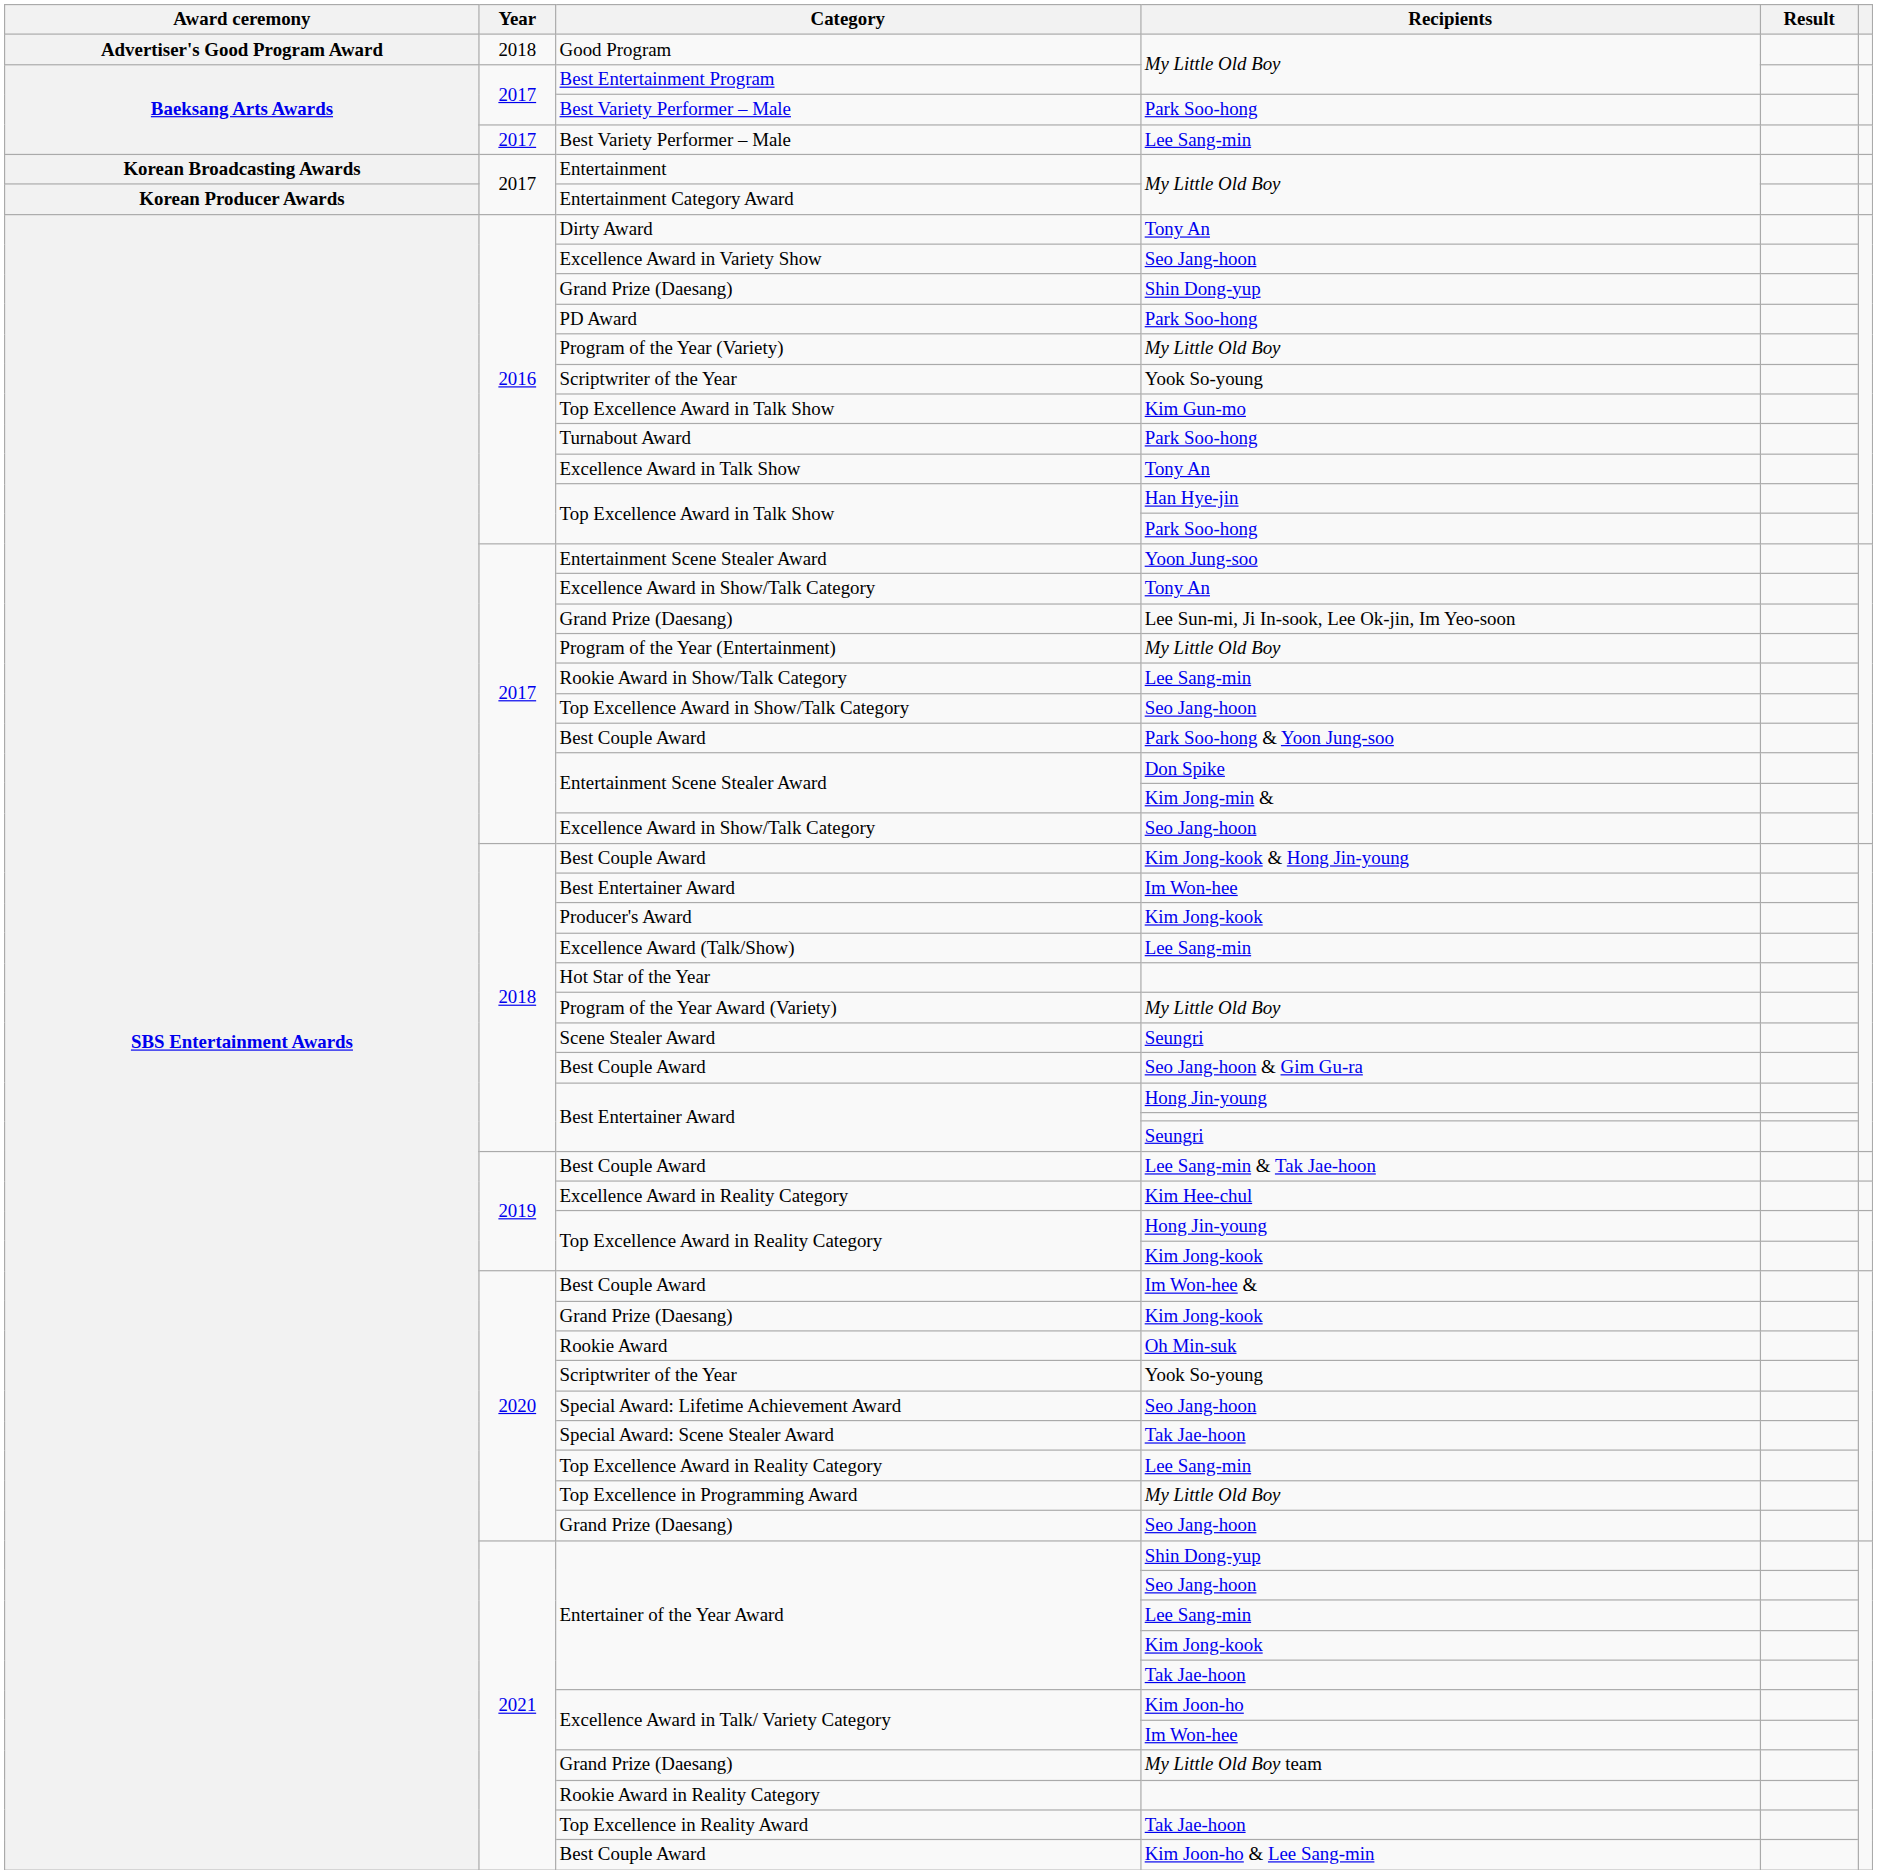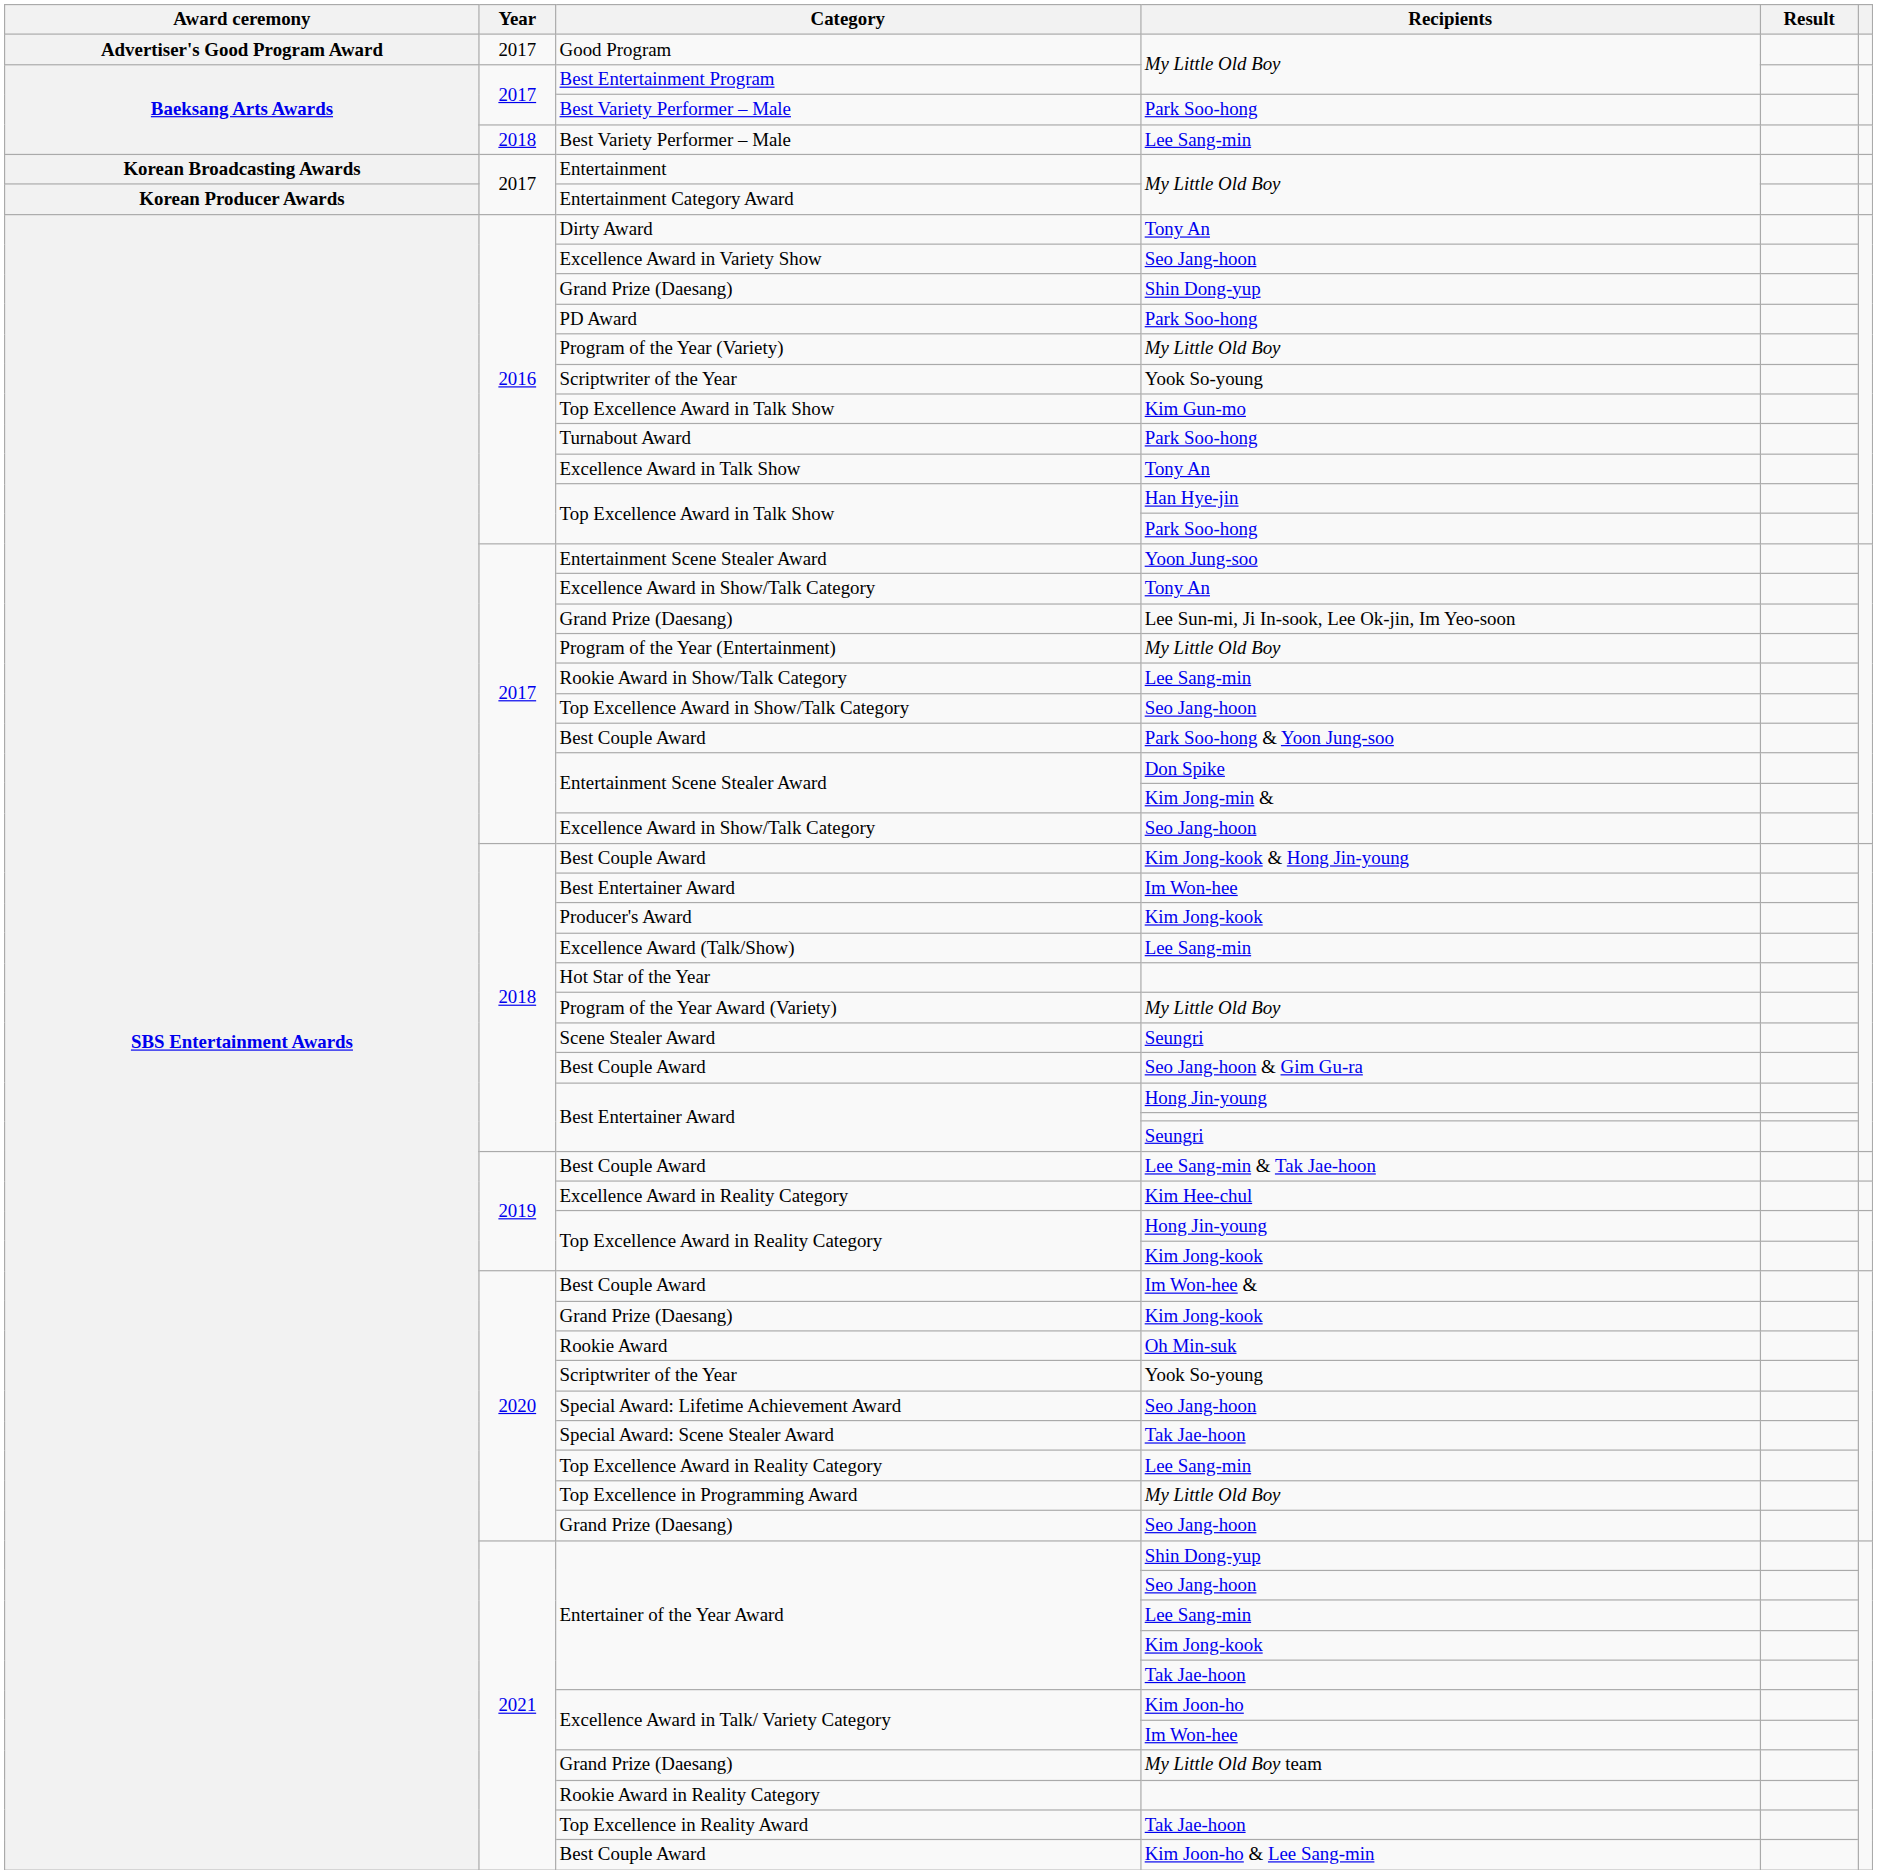(517, 49) 2018 -> (517, 49) 2017
(517, 139) 2017 -> (517, 139) 2018
